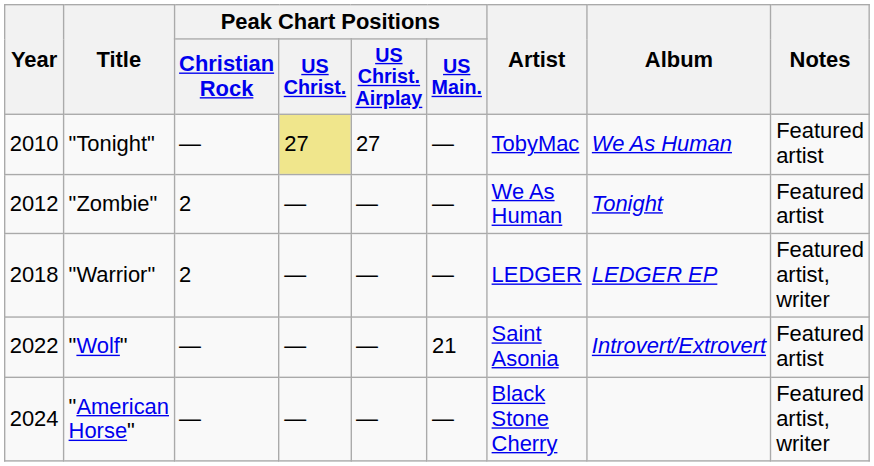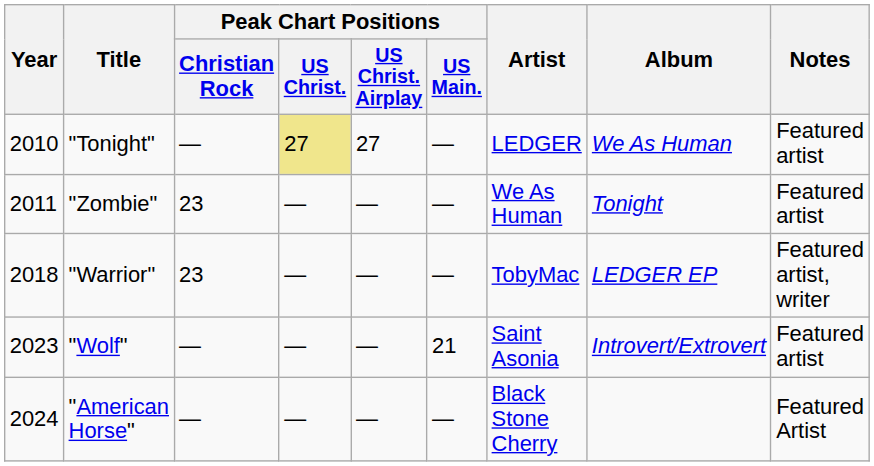(535, 143) TobyMac -> (537, 143) LEDGER
(34, 203) 2012 -> (33, 203) 2011
(185, 203) 2 -> (191, 203) 23
(185, 275) 2 -> (191, 275) 23
(537, 275) LEDGER -> (535, 275) TobyMac
(34, 346) 2022 -> (34, 346) 2023
(820, 418) Featured artist, writer -> (820, 418) Featured Artist
